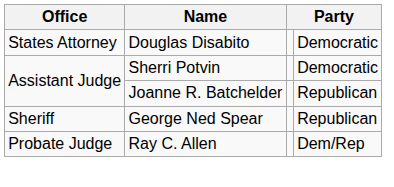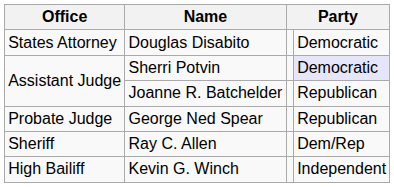(338, 67) no background -> (338, 67) lavender background
(31, 118) Sheriff -> (60, 118) Probate Judge
(60, 144) Probate Judge -> (31, 144) Sheriff
+ row: (184, 169)
